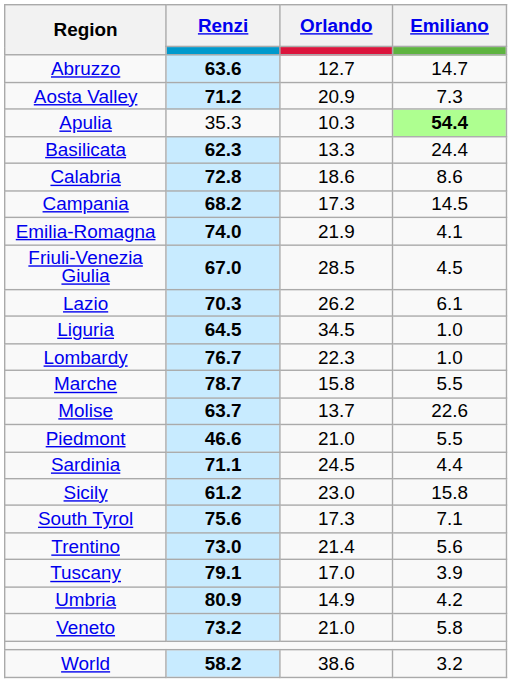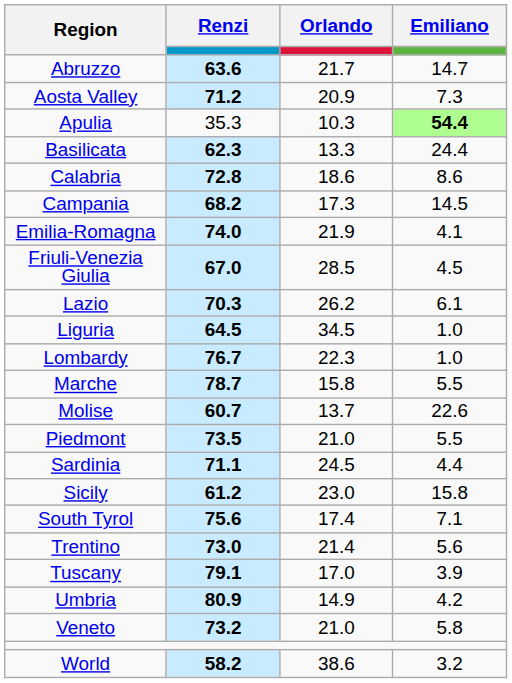(336, 68) 12.7 -> (336, 68) 21.7
(223, 411) 63.7 -> (223, 411) 60.7
(223, 438) 46.6 -> (223, 438) 73.5
(336, 519) 17.3 -> (336, 519) 17.4
